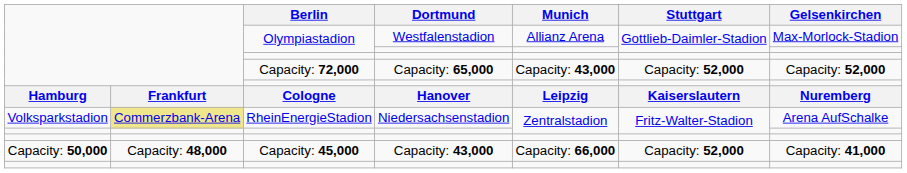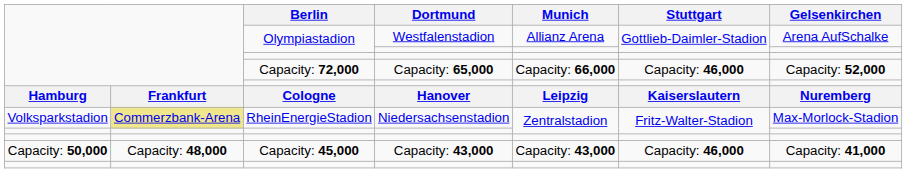(836, 36) Max-Morlock-Stadion -> (836, 36) Arena AufSchalke
(565, 69) Capacity: 43,000 -> (565, 69) Capacity: 66,000
(694, 69) Capacity: 52,000 -> (694, 69) Capacity: 46,000
(836, 117) Arena AufSchalke -> (836, 117) Max-Morlock-Stadion
(565, 150) Capacity: 66,000 -> (565, 150) Capacity: 43,000
(694, 150) Capacity: 52,000 -> (694, 150) Capacity: 46,000
